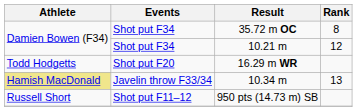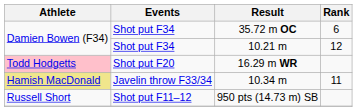(336, 30) 8 -> (336, 30) 6
(41, 64) no background -> (41, 64) pink background
(336, 81) 13 -> (336, 81) 11
